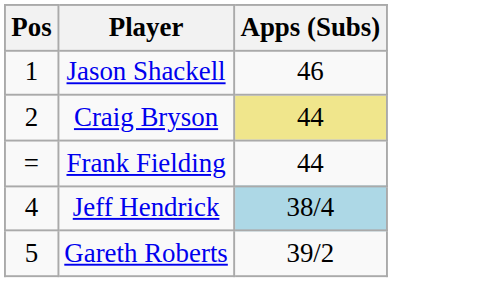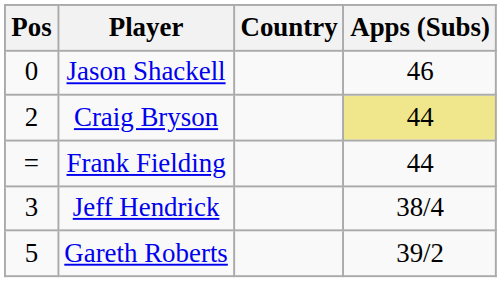+ column: (289, 27)
(31, 72) 1 -> (31, 72) 0
(31, 207) 4 -> (31, 207) 3
(310, 207) lightblue background -> (420, 207) no background
